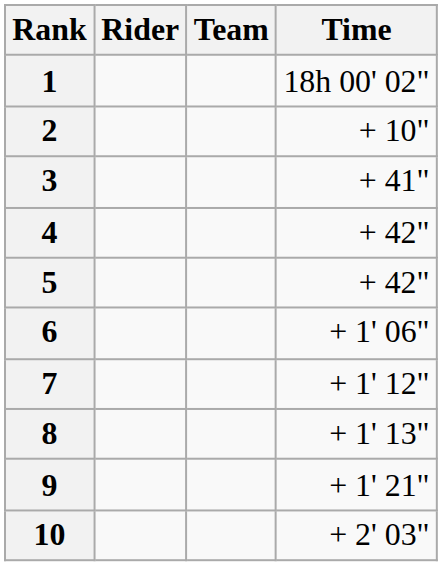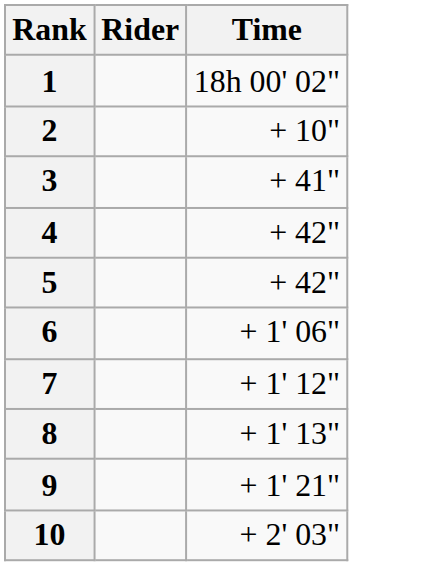- column: (231, 29)
